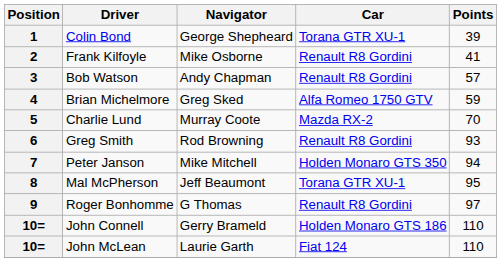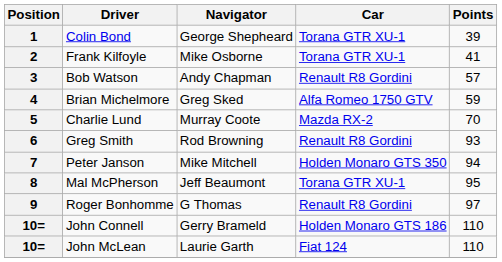(355, 57) Renault R8 Gordini -> (352, 57) Torana GTR XU-1
